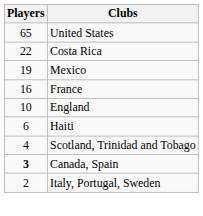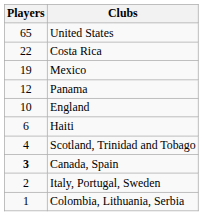- row: (66, 88)
+ row: (69, 88)
+ row: (117, 201)
